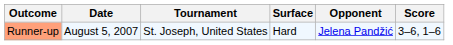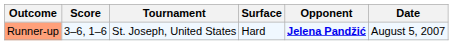columns swapped: (101, 12) <-> (419, 12)
(356, 30) normal -> (326, 30) bold
